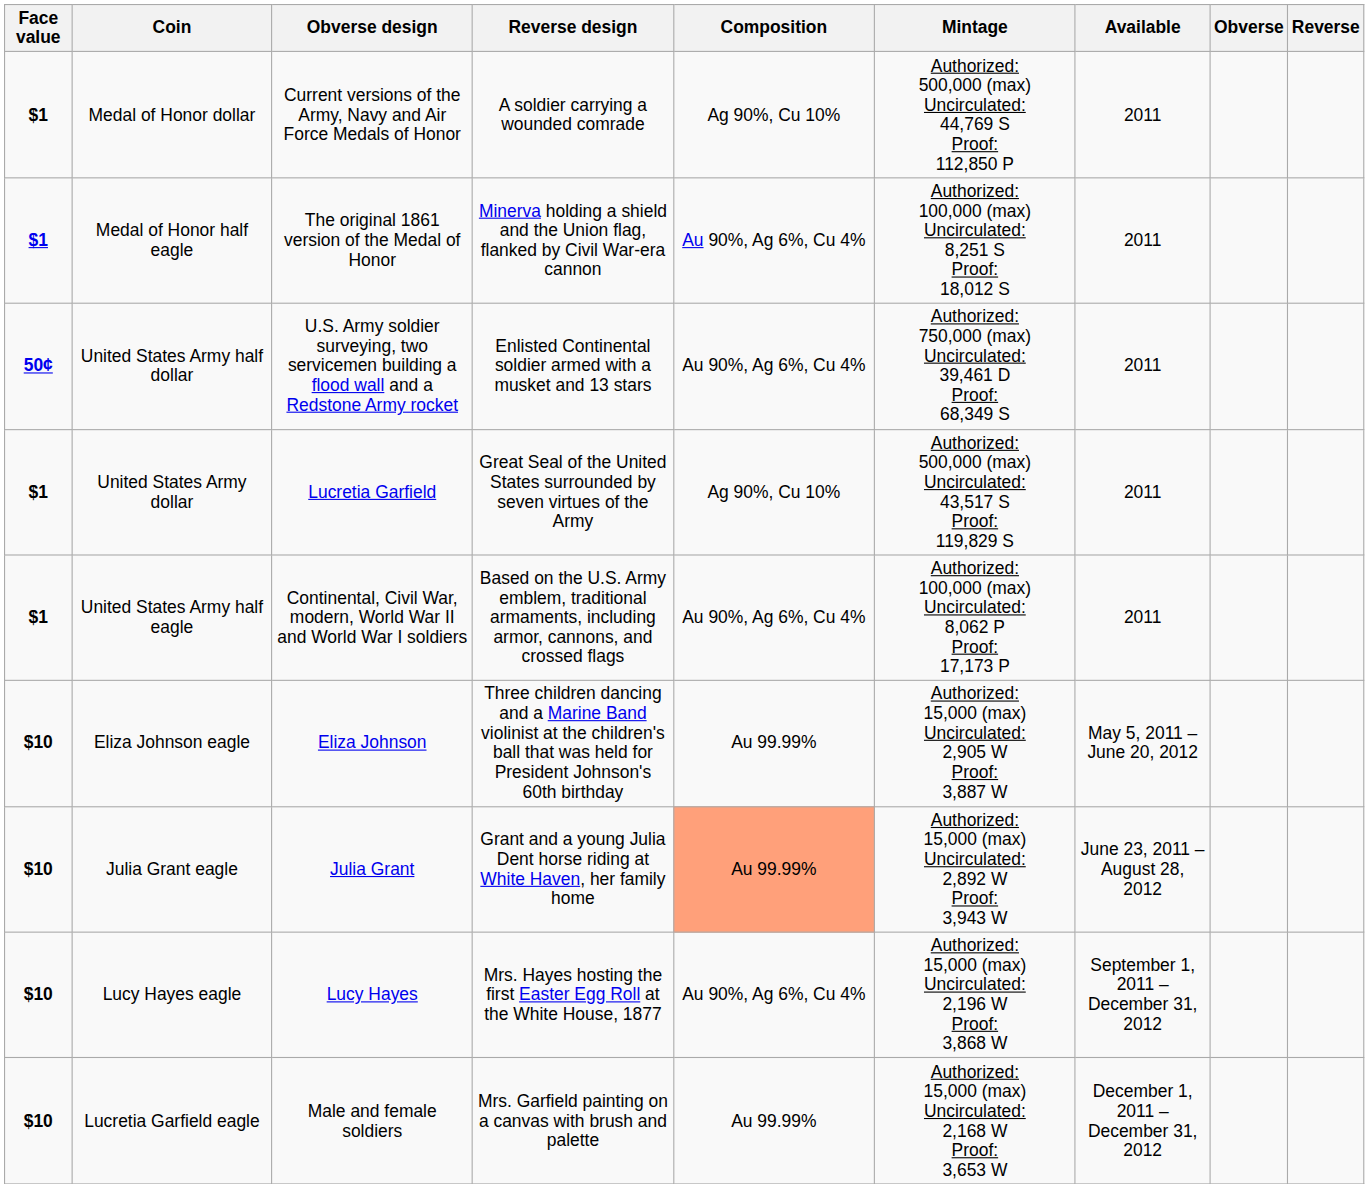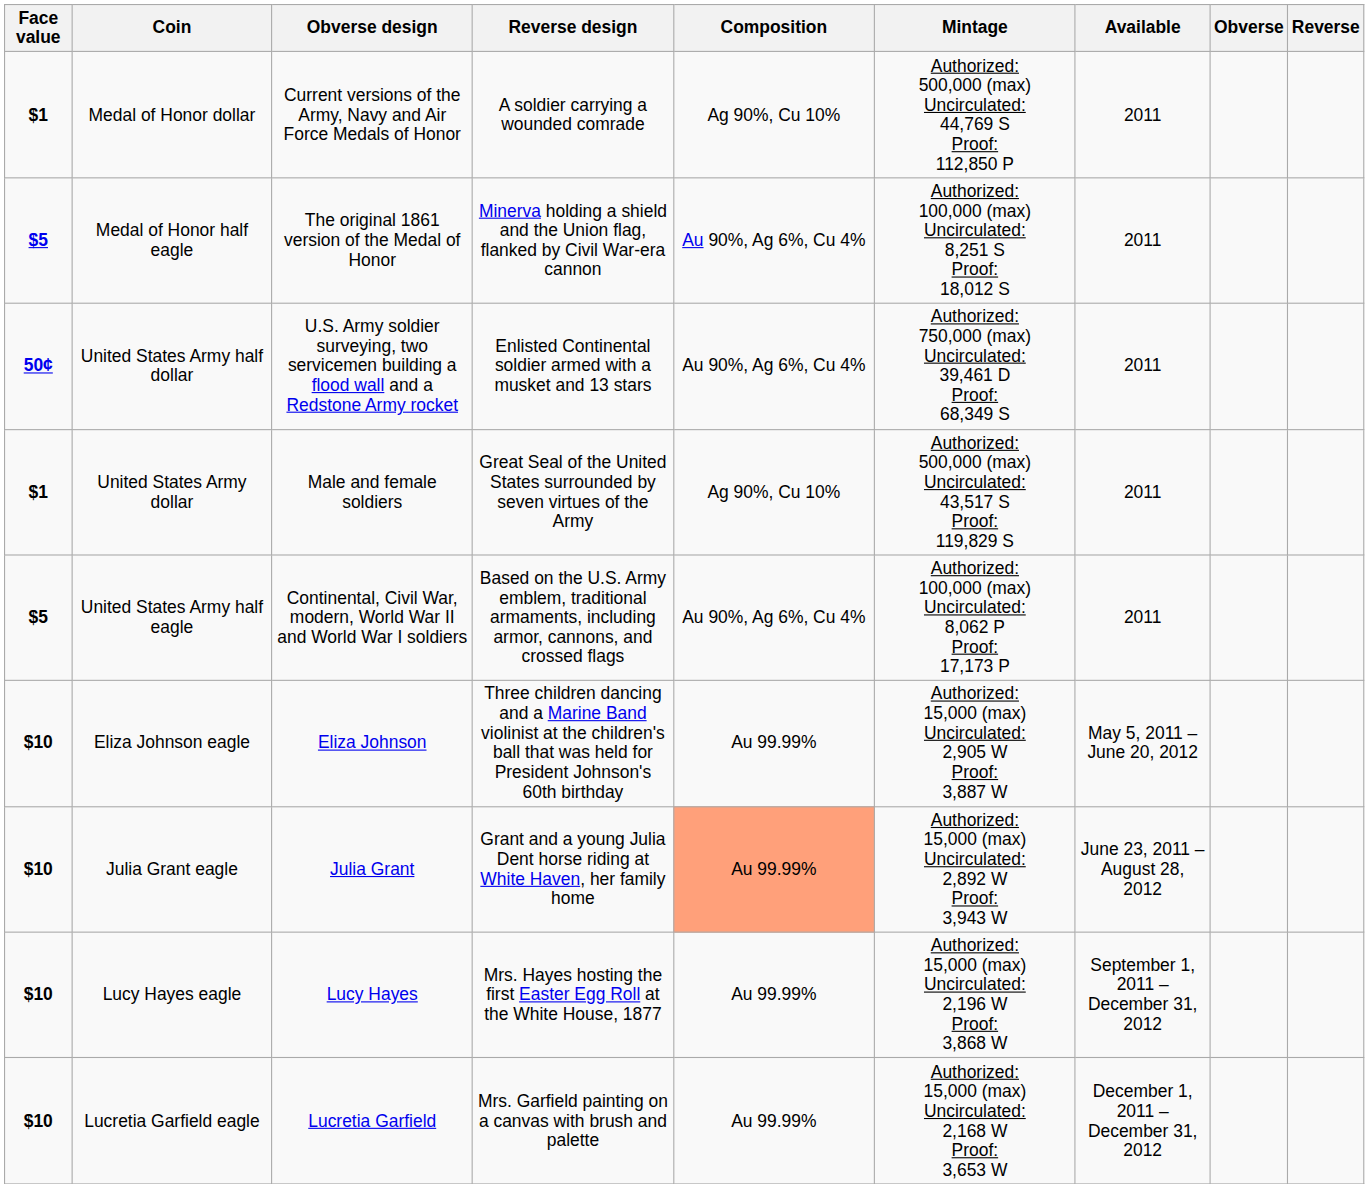(38, 240) $1 -> (38, 240) $5
(372, 491) Lucretia Garfield -> (372, 491) Male and female soldiers
(38, 617) $1 -> (38, 617) $5
(774, 994) Au 90%, Ag 6%, Cu 4% -> (774, 994) Au 99.99%
(372, 1120) Male and female soldiers -> (372, 1120) Lucretia Garfield
